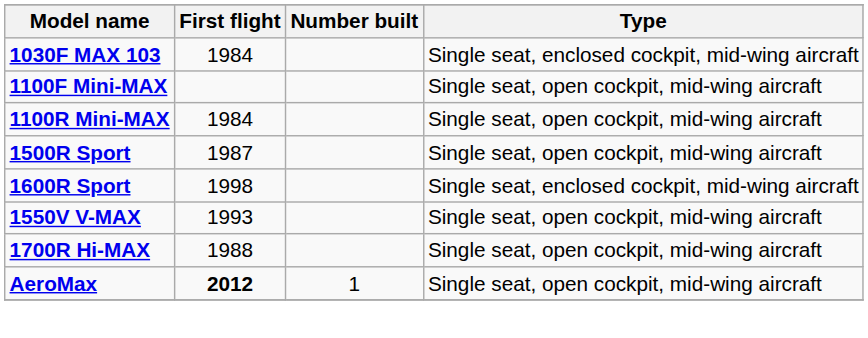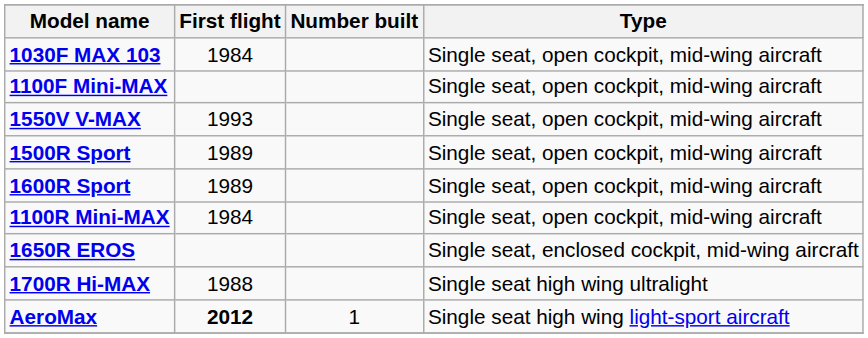(643, 54) Single seat, enclosed cockpit, mid-wing aircraft -> (625, 54) Single seat, open cockpit, mid-wing aircraft
rows swapped: (90, 120) <-> (75, 218)
(230, 153) 1987 -> (230, 153) 1989
(230, 185) 1998 -> (230, 185) 1989
(643, 185) Single seat, enclosed cockpit, mid-wing aircraft -> (625, 185) Single seat, open cockpit, mid-wing aircraft
+ row: (72, 251)
(625, 251) Single seat, open cockpit, mid-wing aircraft -> (568, 284) Single seat high wing ultralight
(625, 284) Single seat, open cockpit, mid-wing aircraft -> (609, 316) Single seat high wing light-sport aircraft
